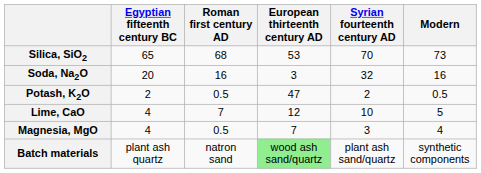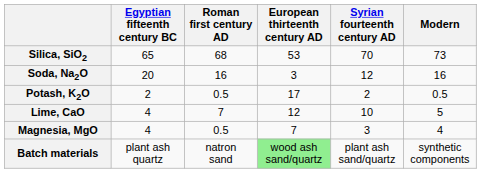(367, 75) 32 -> (367, 75) 12
(294, 94) 47 -> (294, 94) 17
